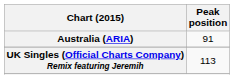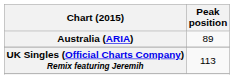(208, 39) 91 -> (208, 39) 89
